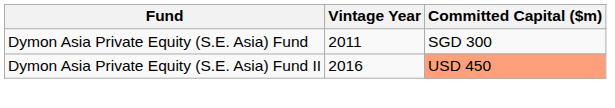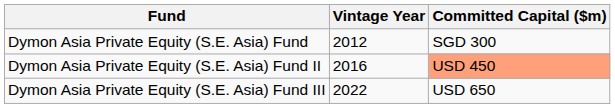(345, 41) 2011 -> (350, 41) 2012
+ row: (167, 90)
